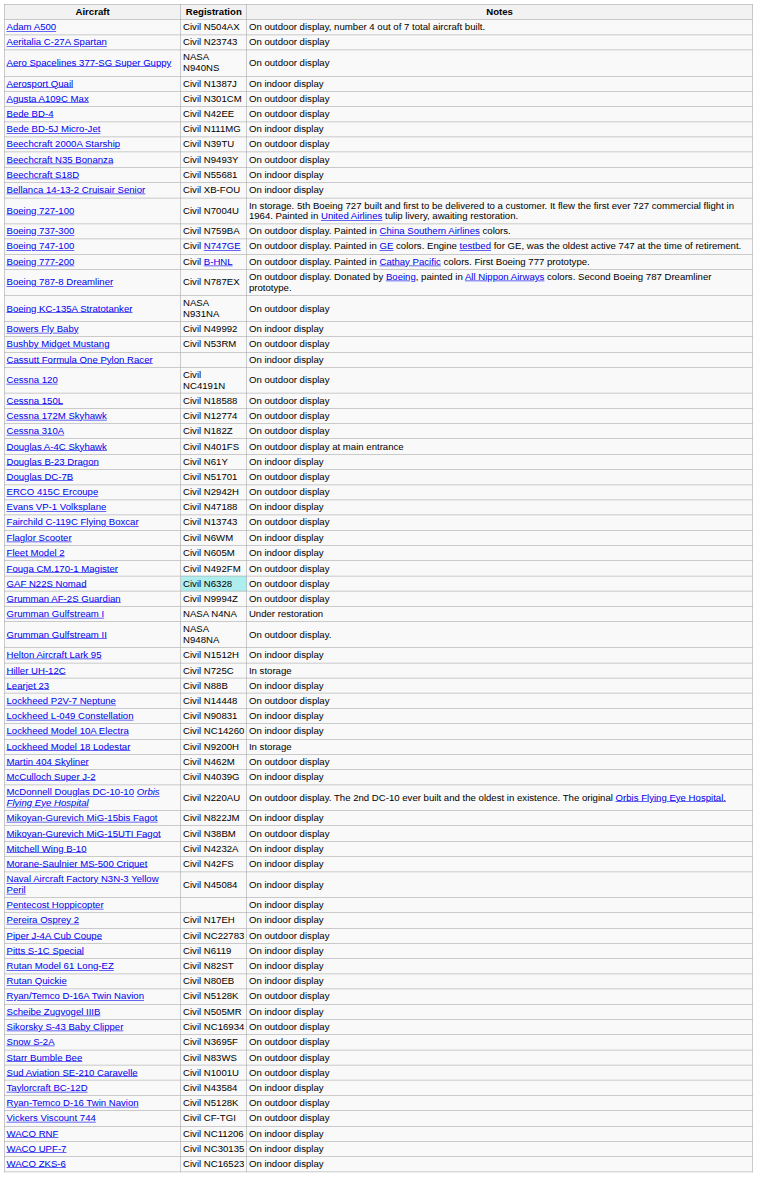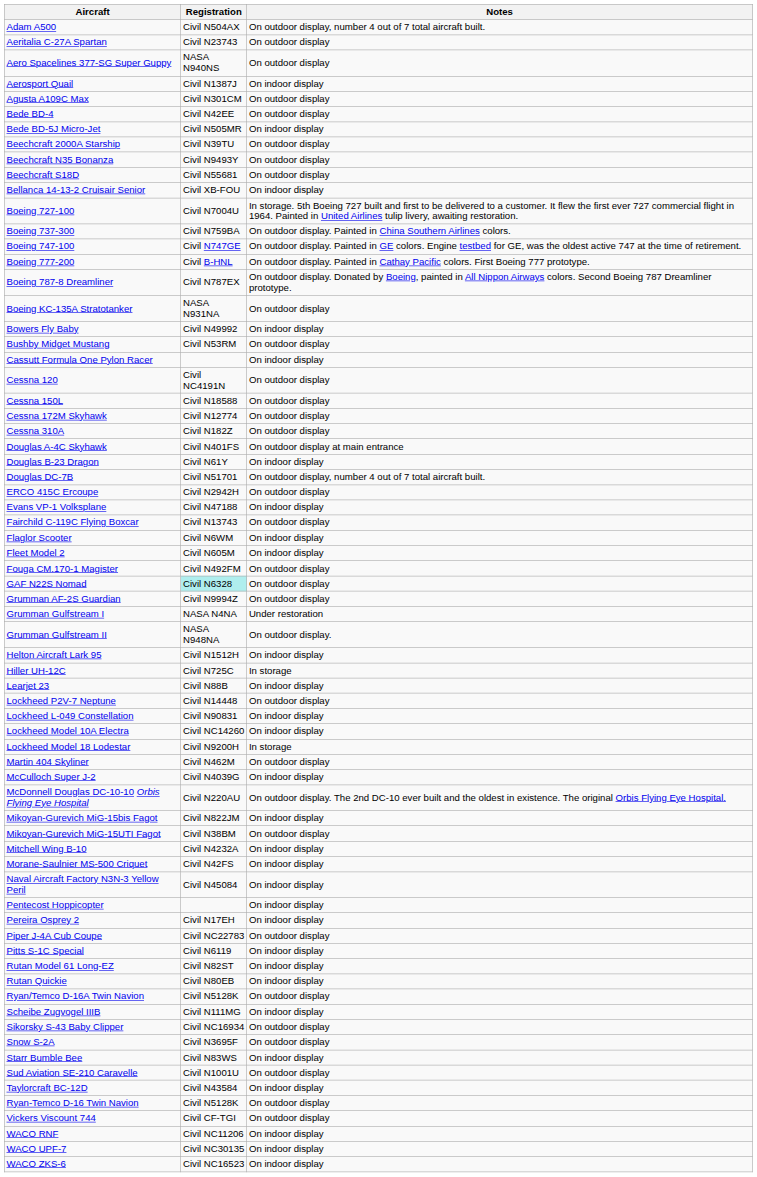(212, 129) Civil N111MG -> (212, 129) Civil N505MR
(286, 175) On indoor display -> (289, 175) On outdoor display
(289, 477) On outdoor display -> (367, 477) On outdoor display, number 4 out of 7 total aircraft built.
(212, 1012) Civil N505MR -> (212, 1012) Civil N111MG
(289, 1057) On outdoor display -> (286, 1057) On indoor display
